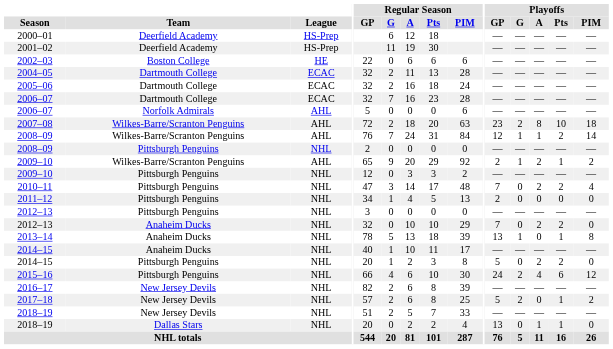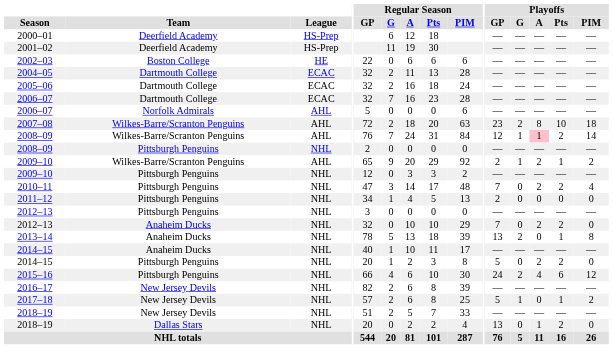(539, 136) no background -> (539, 136) pink background
(520, 237) 1 -> (520, 237) 2
(520, 300) 2 -> (520, 300) 1
(561, 325) 1 -> (561, 325) 2
